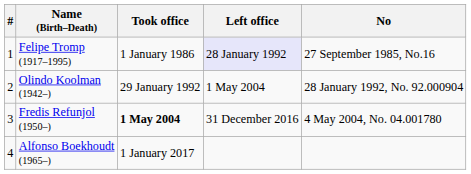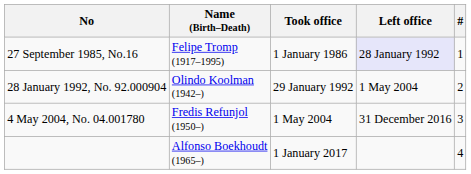columns swapped: (10, 20) <-> (384, 20)
(150, 119) bold -> (302, 119) normal
